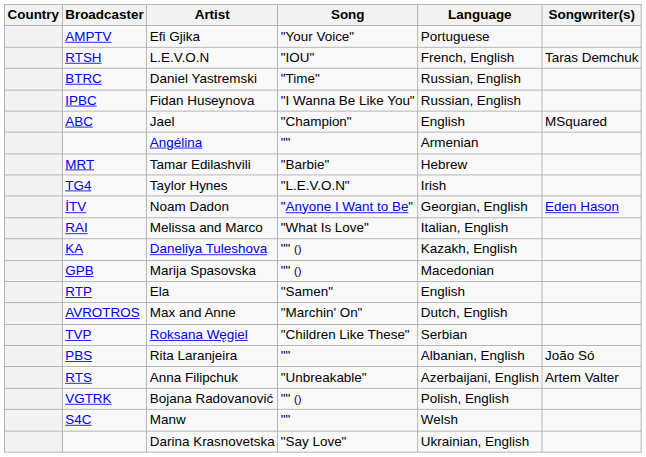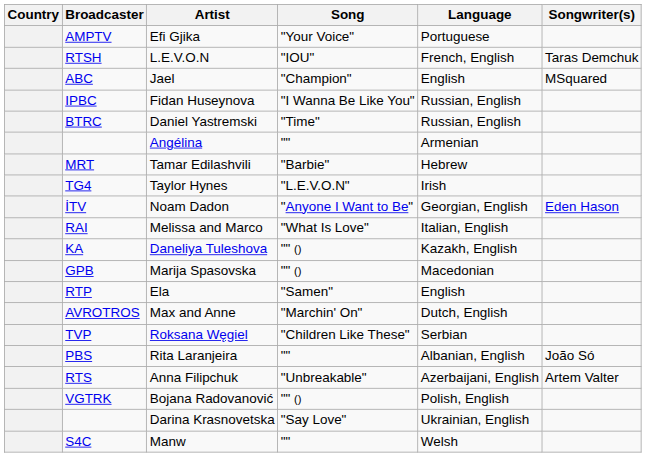rows swapped: (162, 121) <-> (203, 79)
rows swapped: (212, 441) <-> (168, 420)
